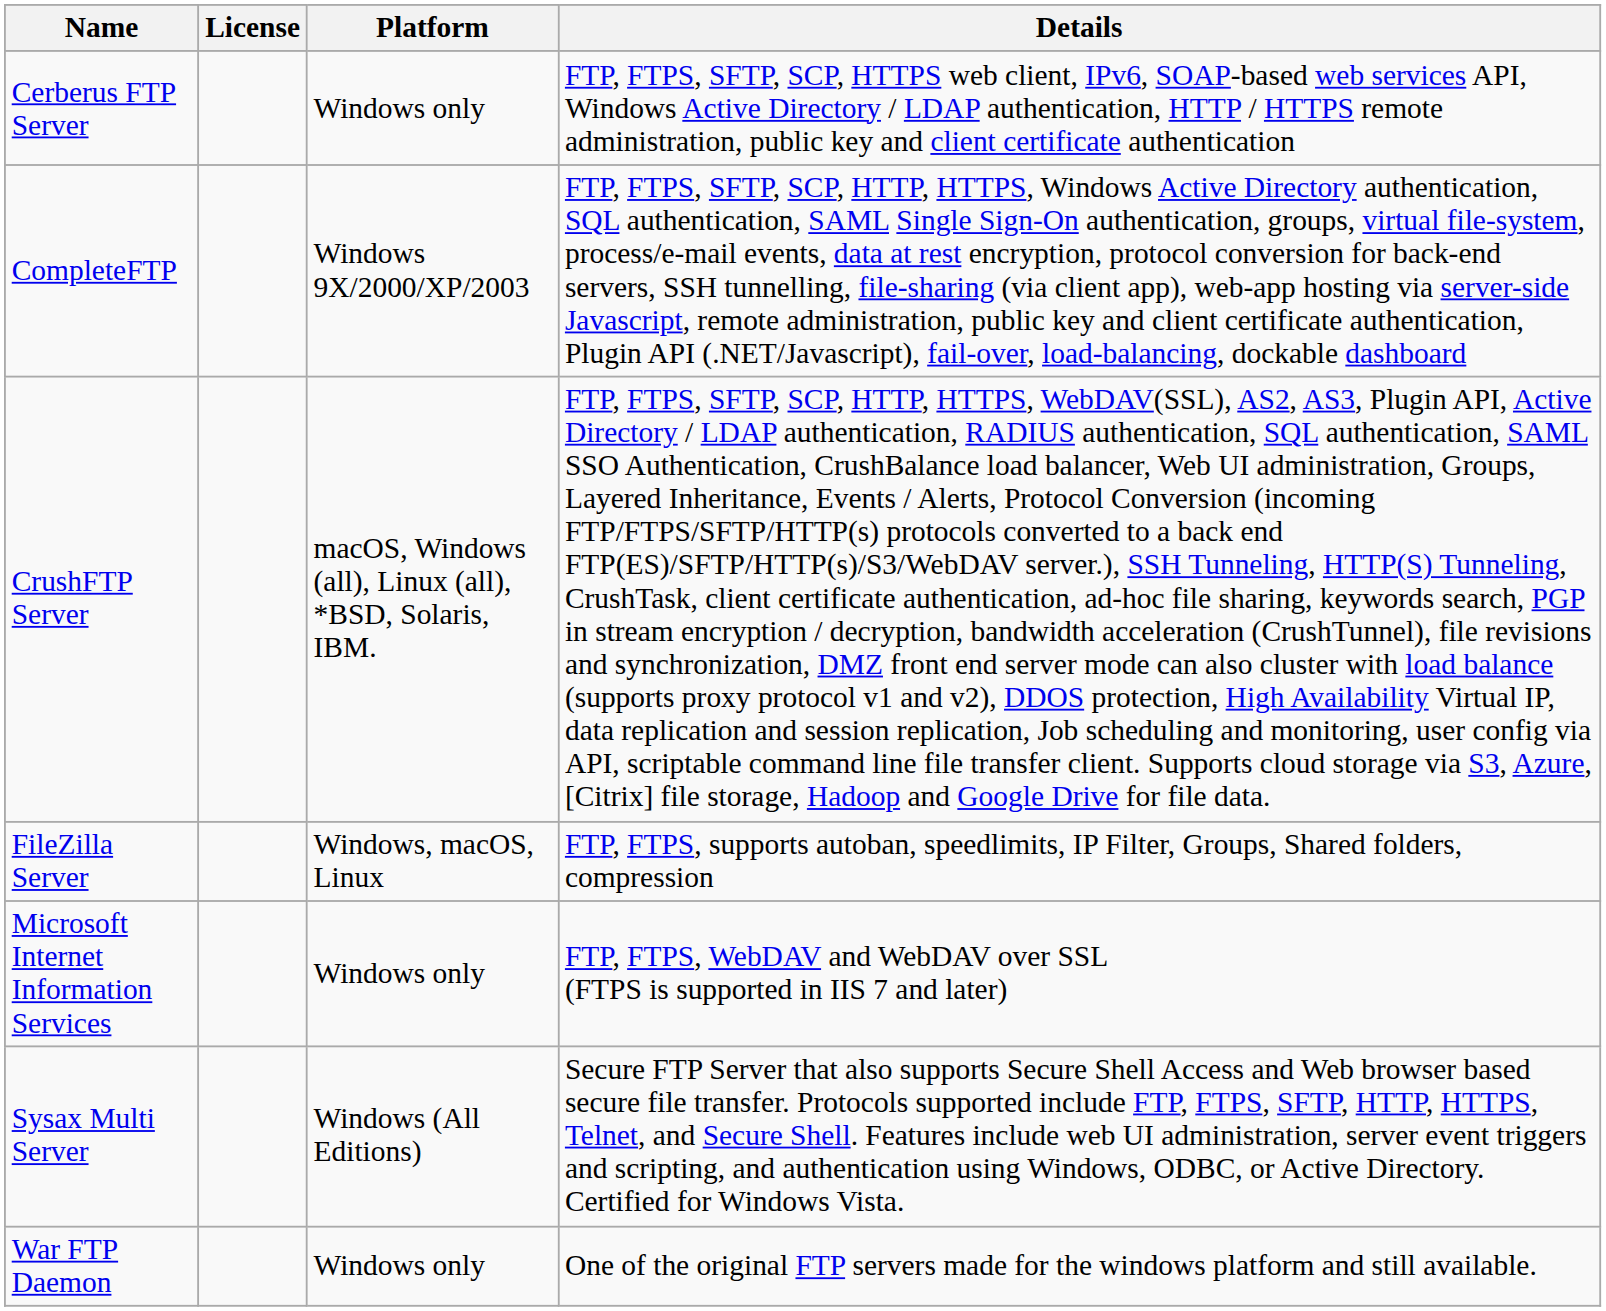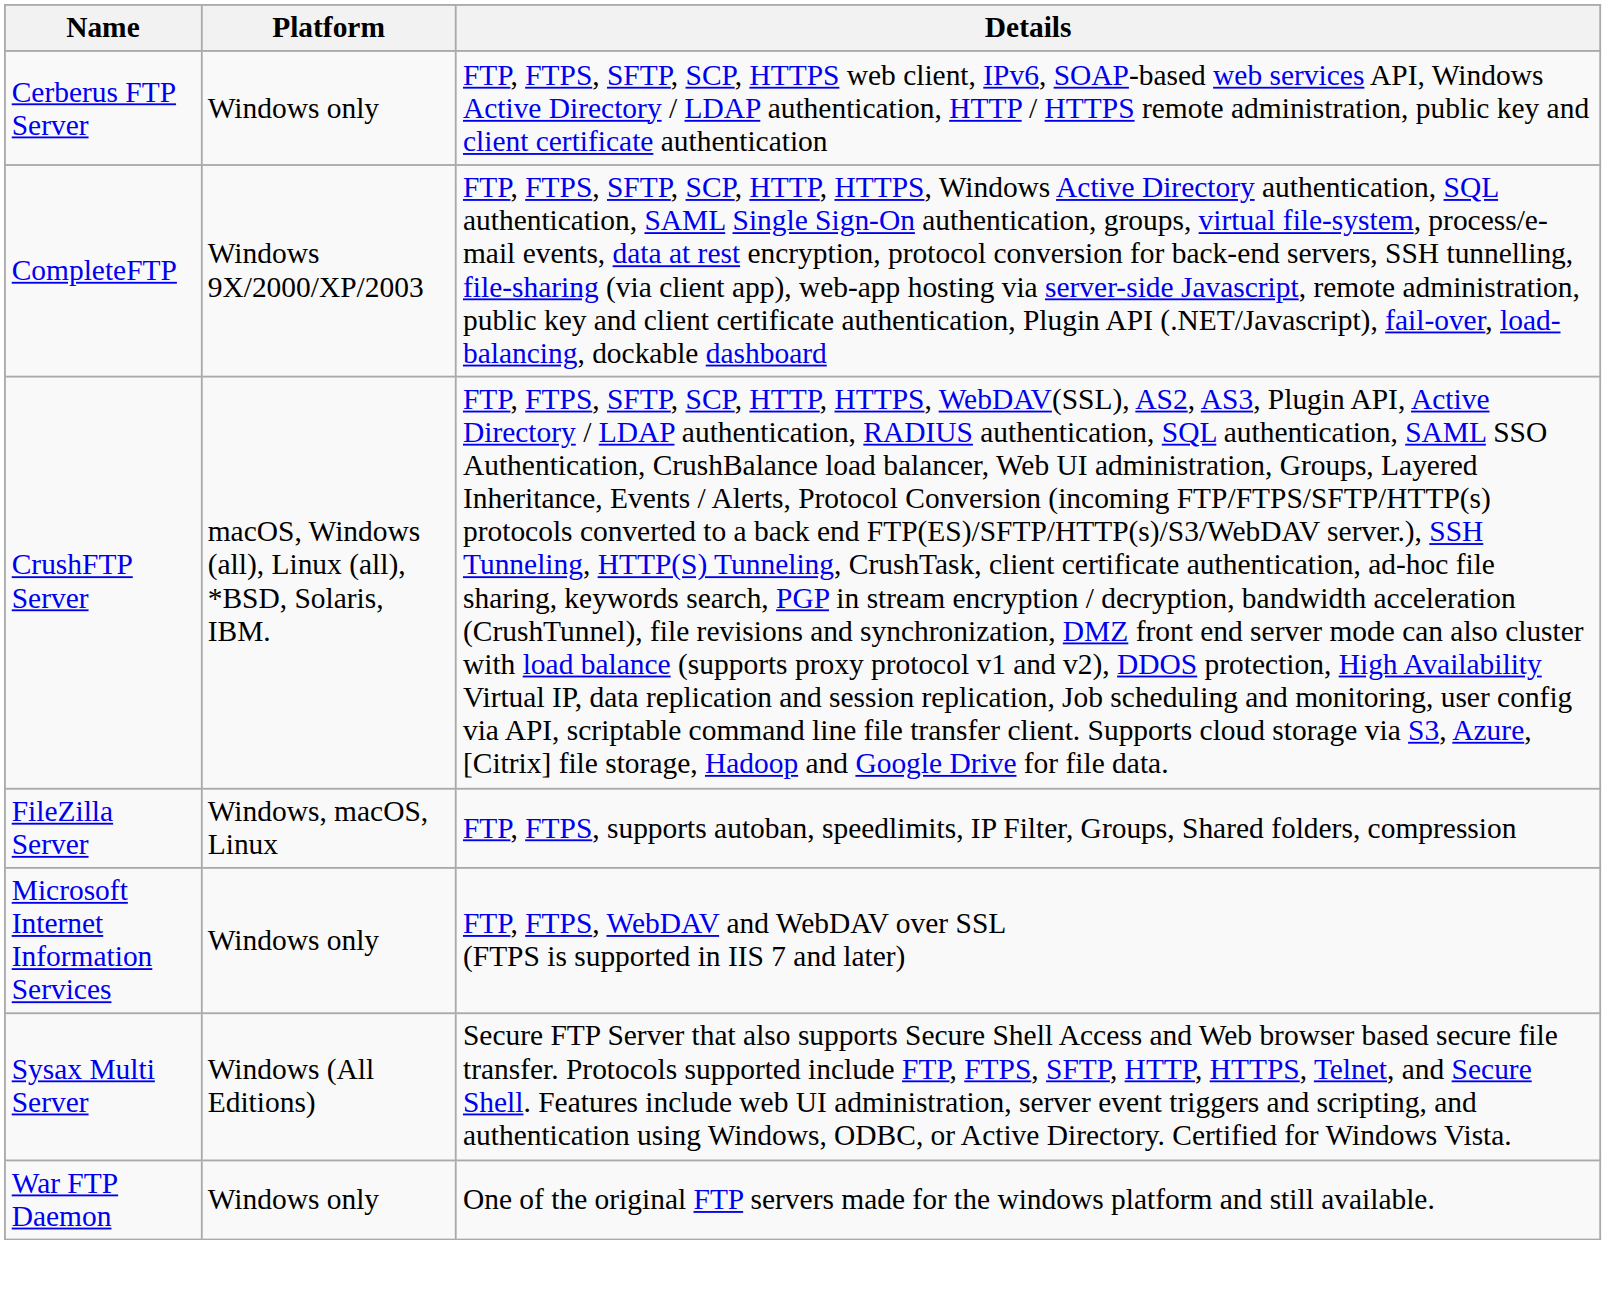- column: (253, 27)
